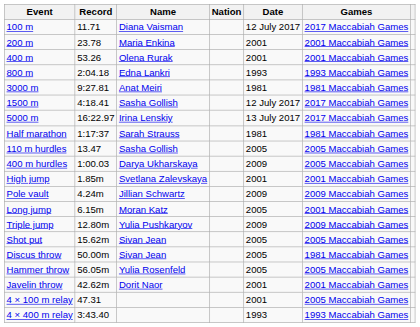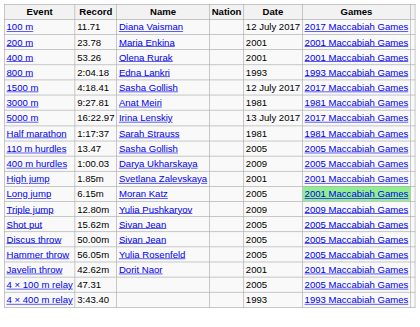rows swapped: (23, 103) <-> (23, 88)
- row: (28, 194)
(356, 209) no background -> (356, 194) lightgreen background
(356, 255) 1981 Maccabiah Games -> (356, 239) 2005 Maccabiah Games
(257, 300) 2001 -> (257, 285) 2005
